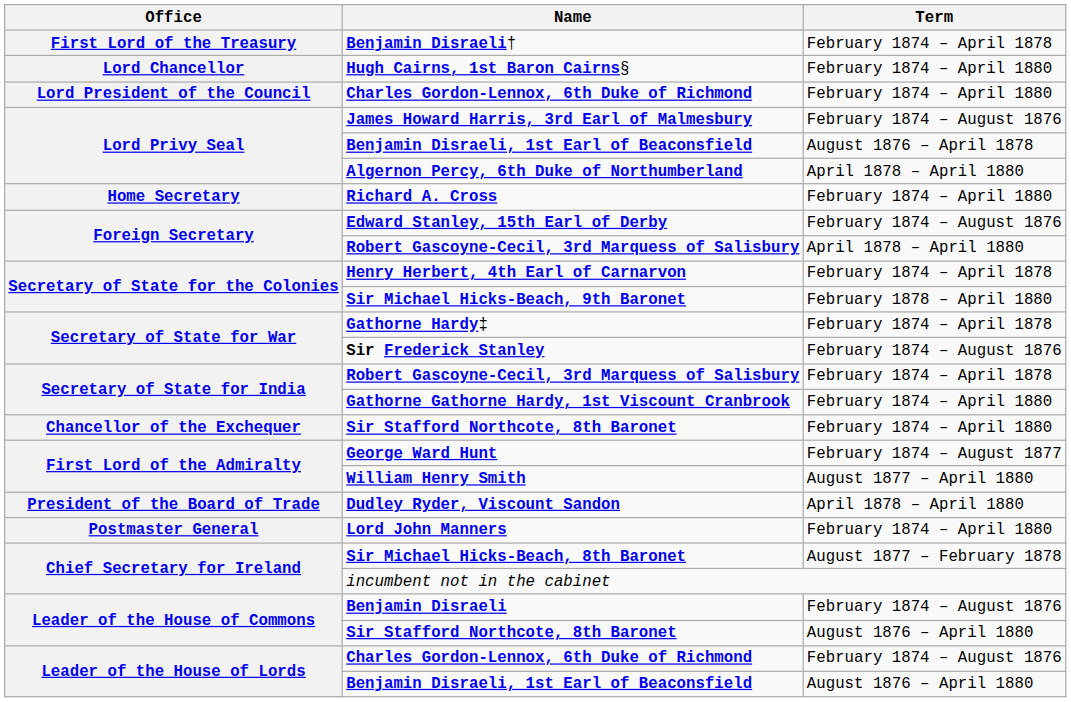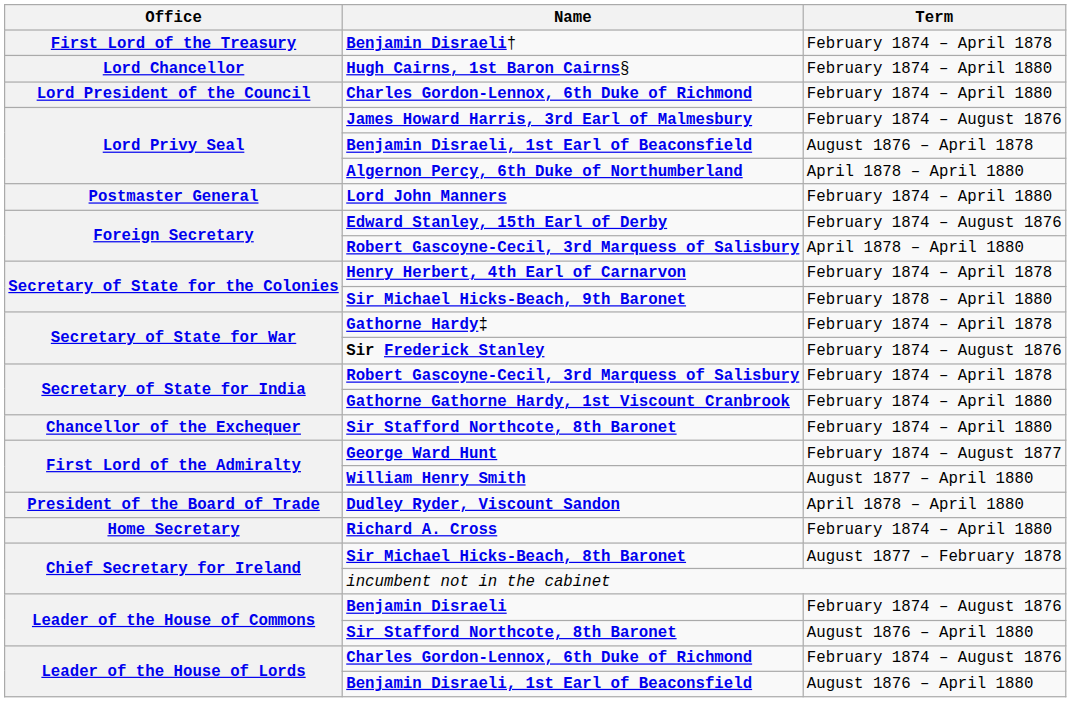rows swapped: (174, 197) <-> (174, 530)
